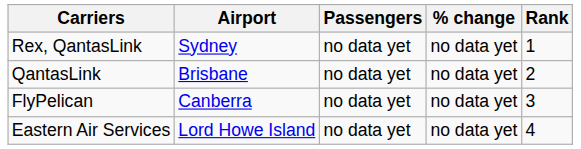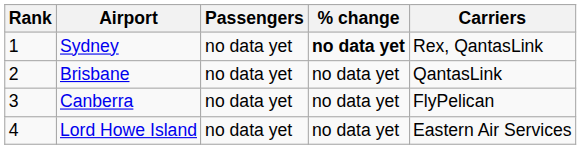columns swapped: (547, 18) <-> (91, 18)
(474, 46) normal -> (358, 46) bold
